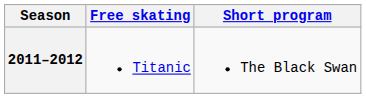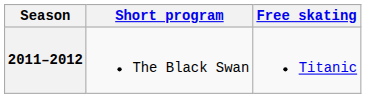columns swapped: (277, 16) <-> (140, 16)
